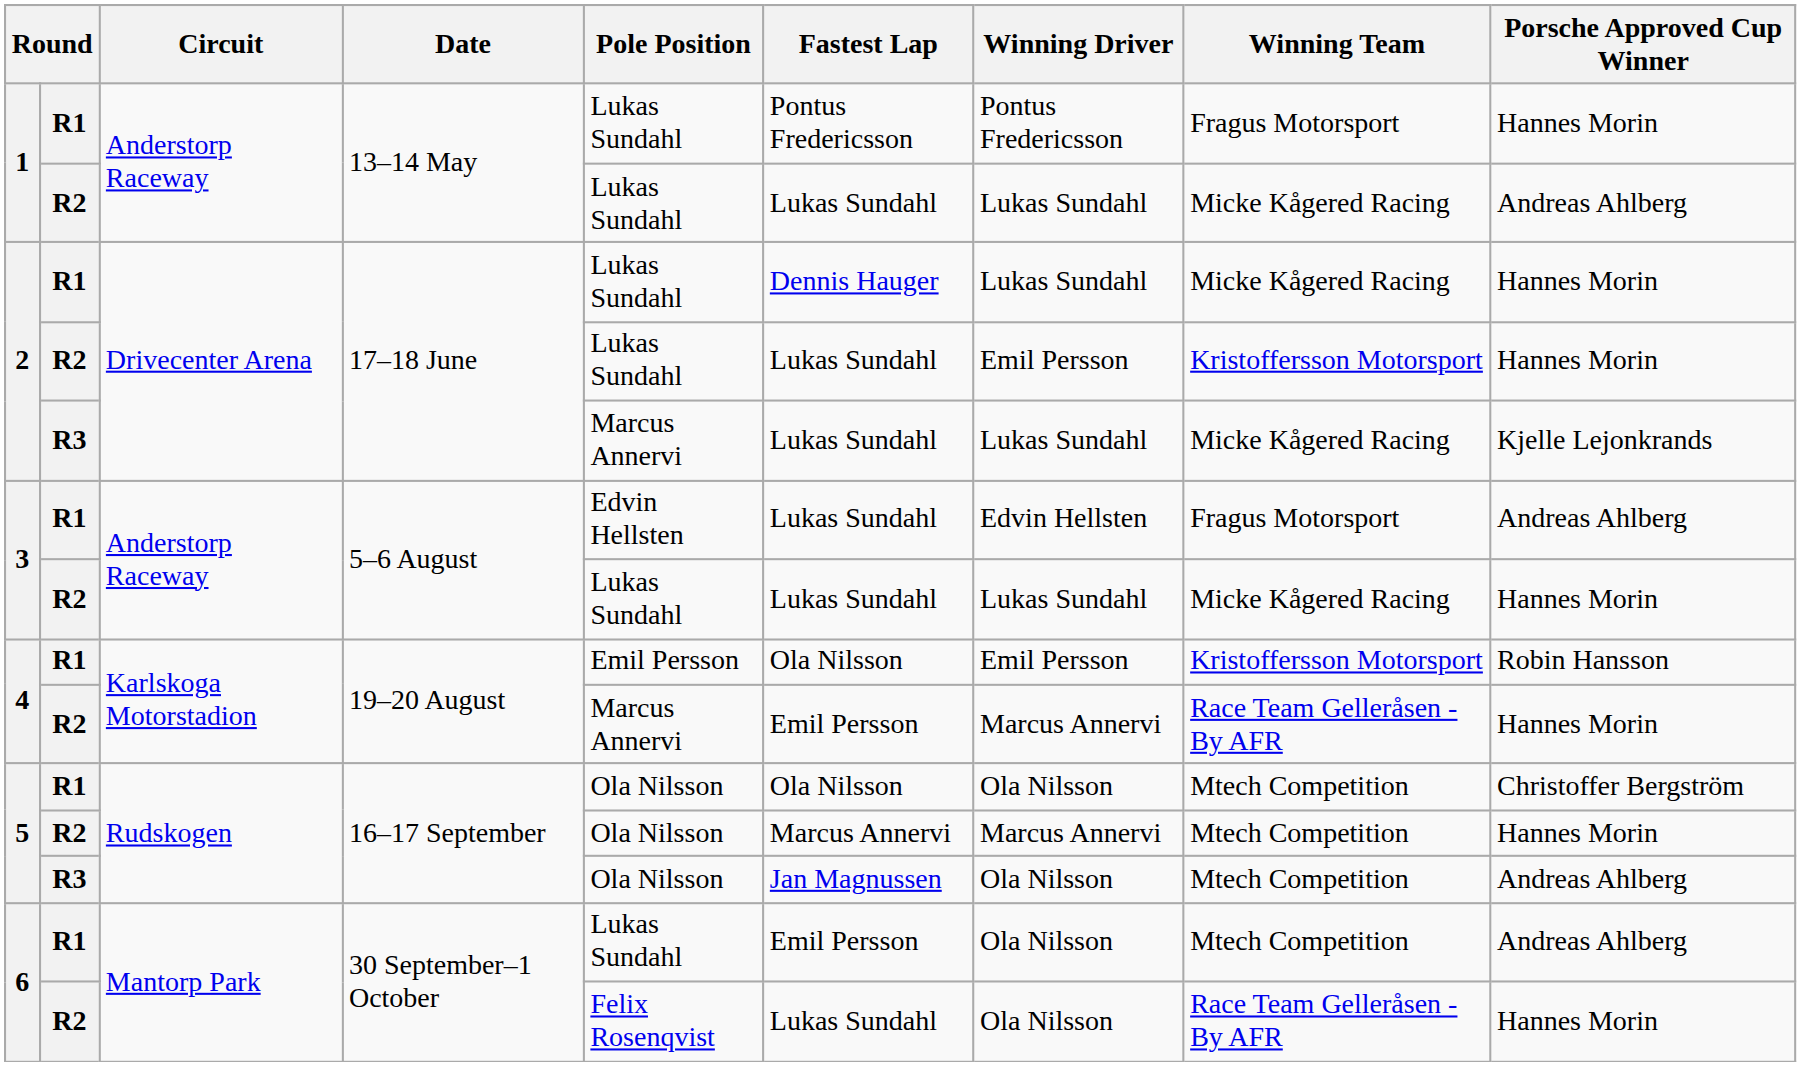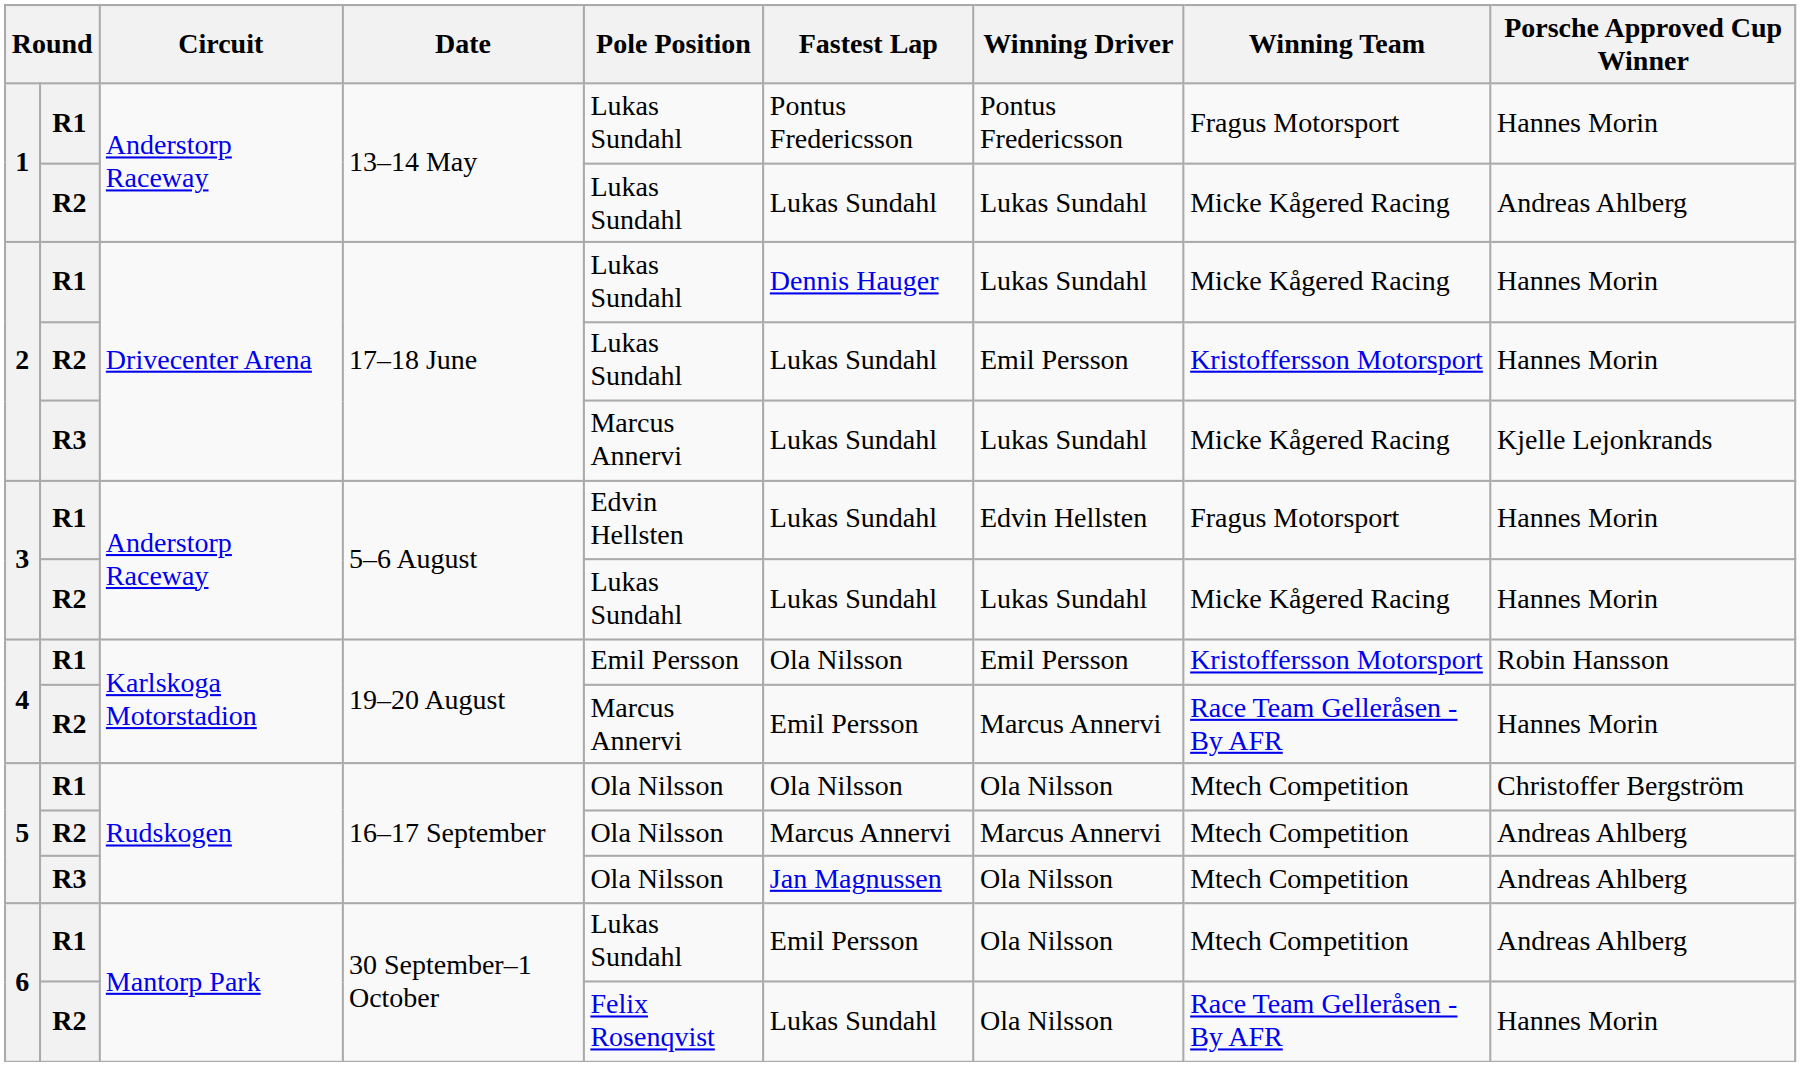(1592, 518) Andreas Ahlberg -> (1577, 518) Hannes Morin
(1577, 832) Hannes Morin -> (1592, 832) Andreas Ahlberg
